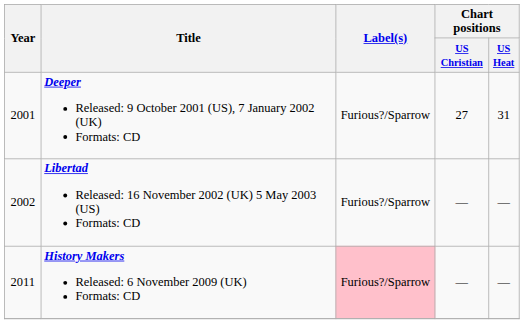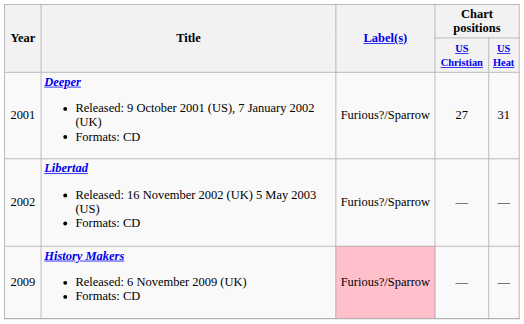(23, 282) 2011 -> (23, 282) 2009
